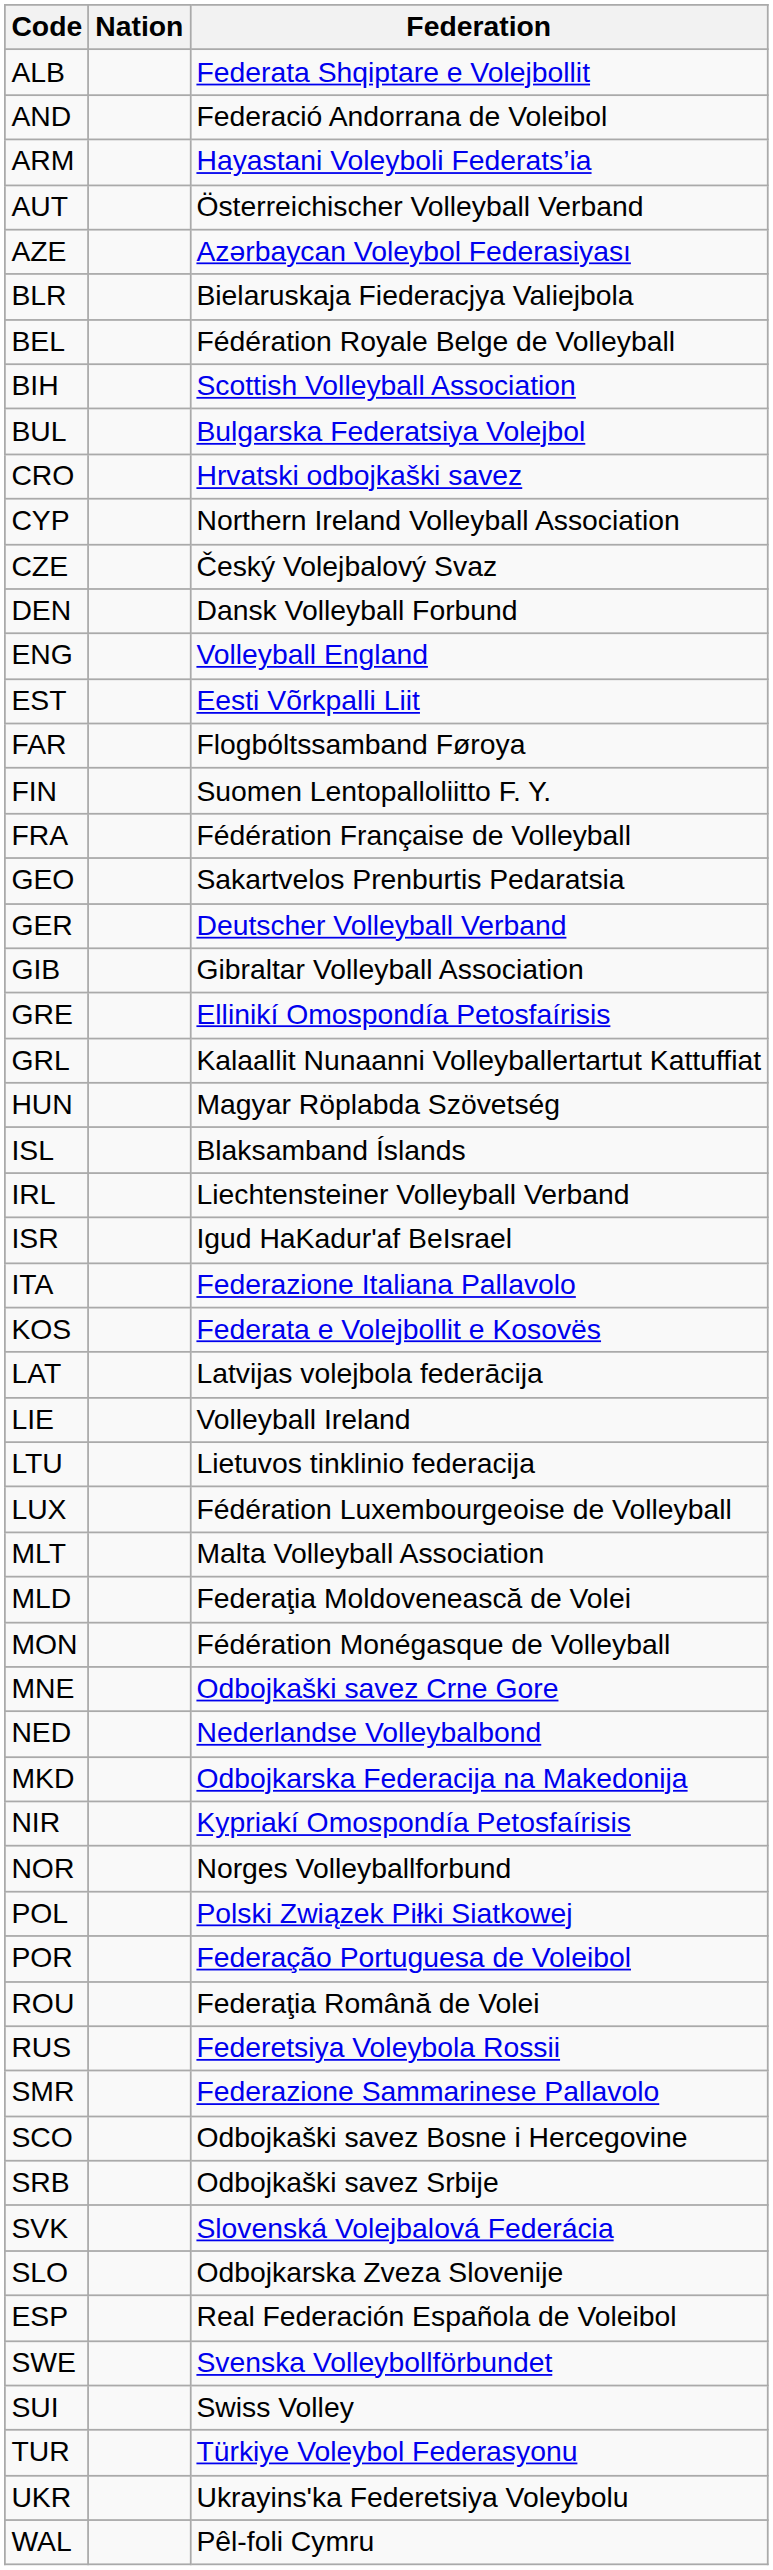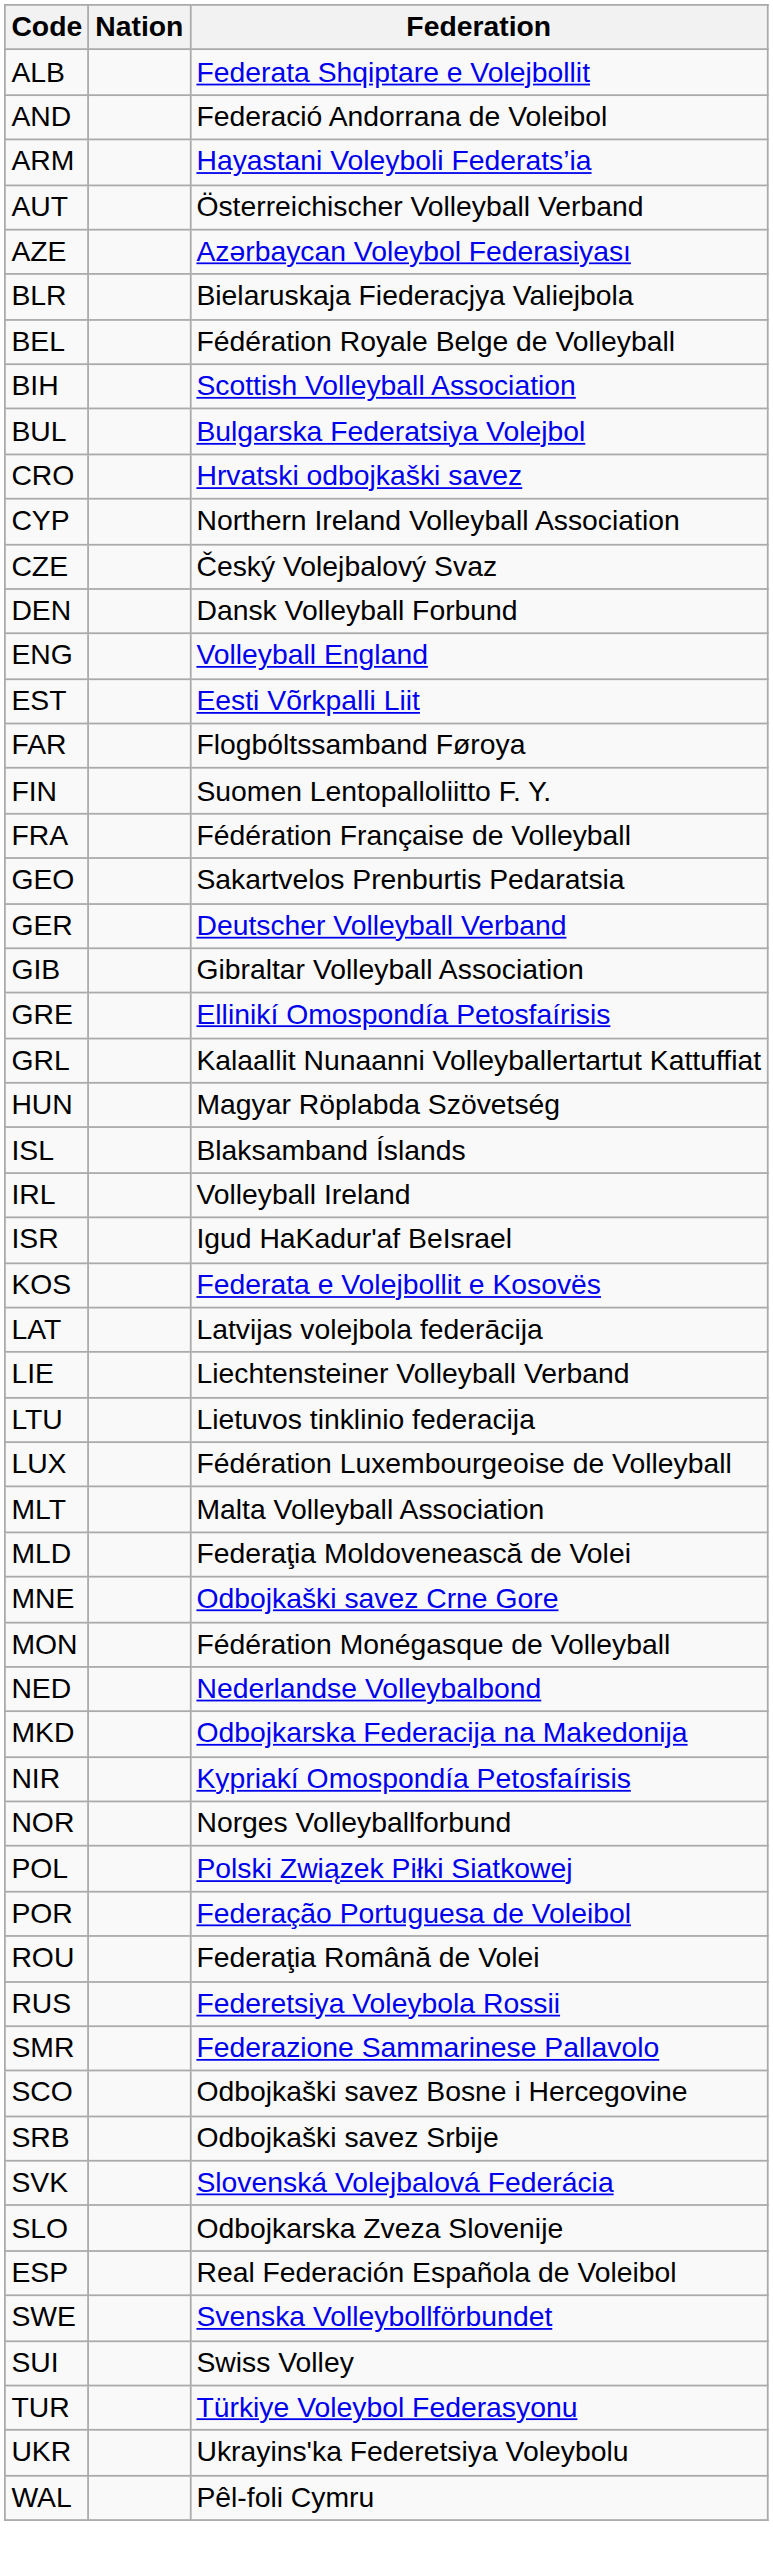(413, 1194) Liechtensteiner Volleyball Verband -> (303, 1194) Volleyball Ireland
- row: (32, 1284)
(303, 1419) Volleyball Ireland -> (413, 1374) Liechtensteiner Volleyball Verband
rows swapped: (44, 1643) <-> (43, 1688)
